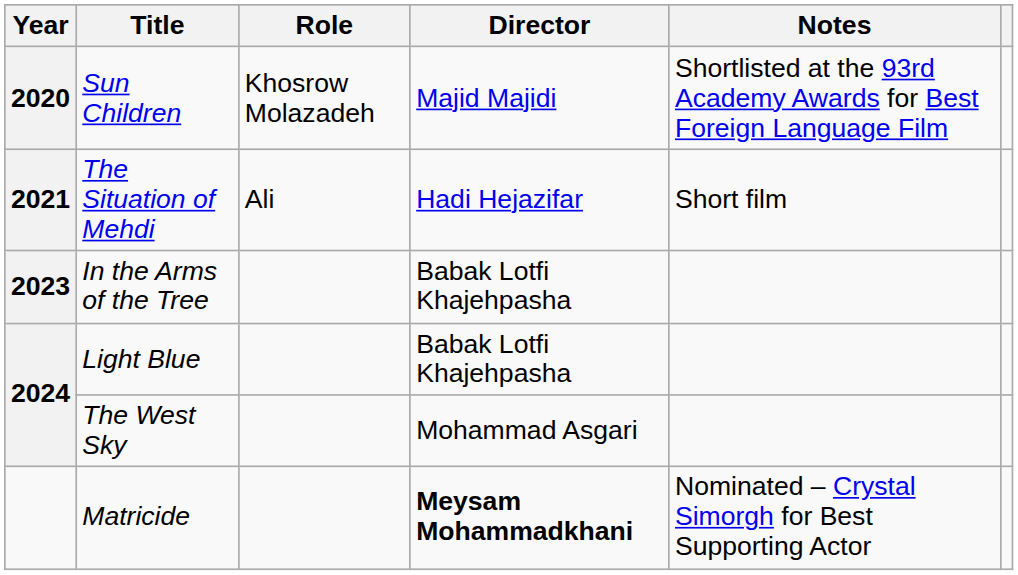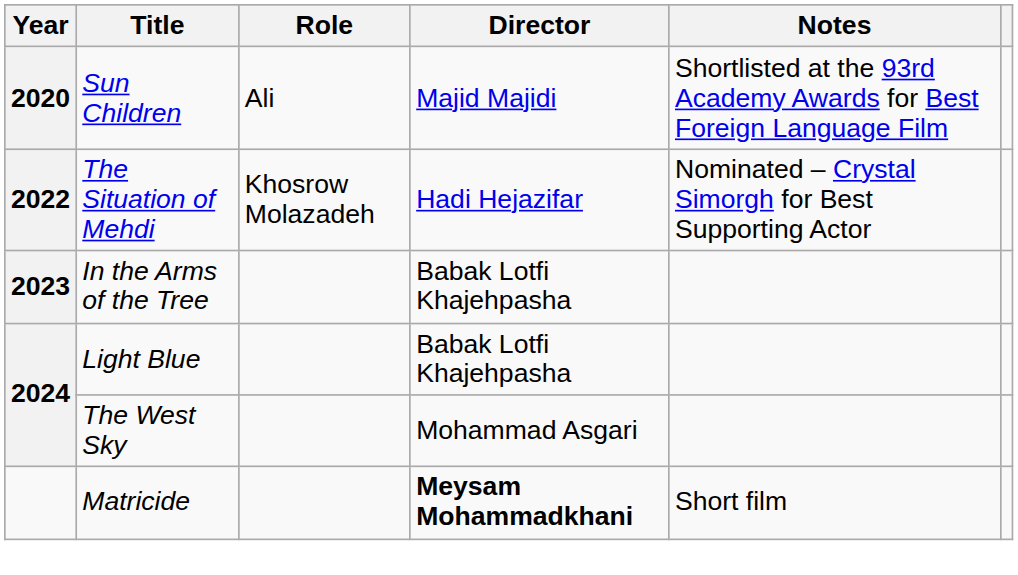(310, 97) Khosrow Molazadeh -> (260, 97) Ali
(40, 199) 2021 -> (40, 199) 2022
(260, 199) Ali -> (310, 199) Khosrow Molazadeh
(731, 199) Short film -> (795, 199) Nominated – Crystal Simorgh for Best Supporting Actor
(795, 517) Nominated – Crystal Simorgh for Best Supporting Actor -> (731, 502) Short film
